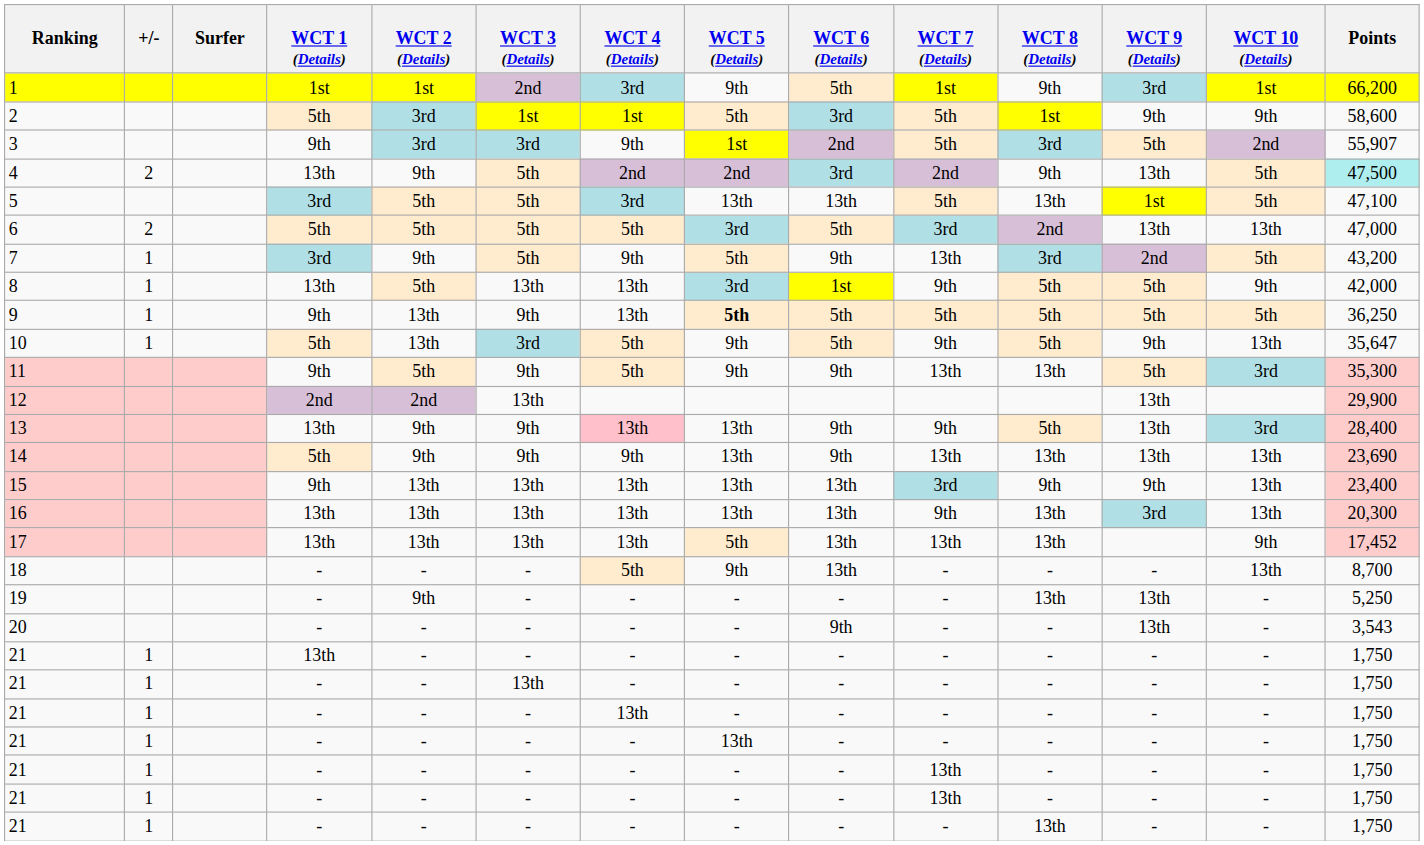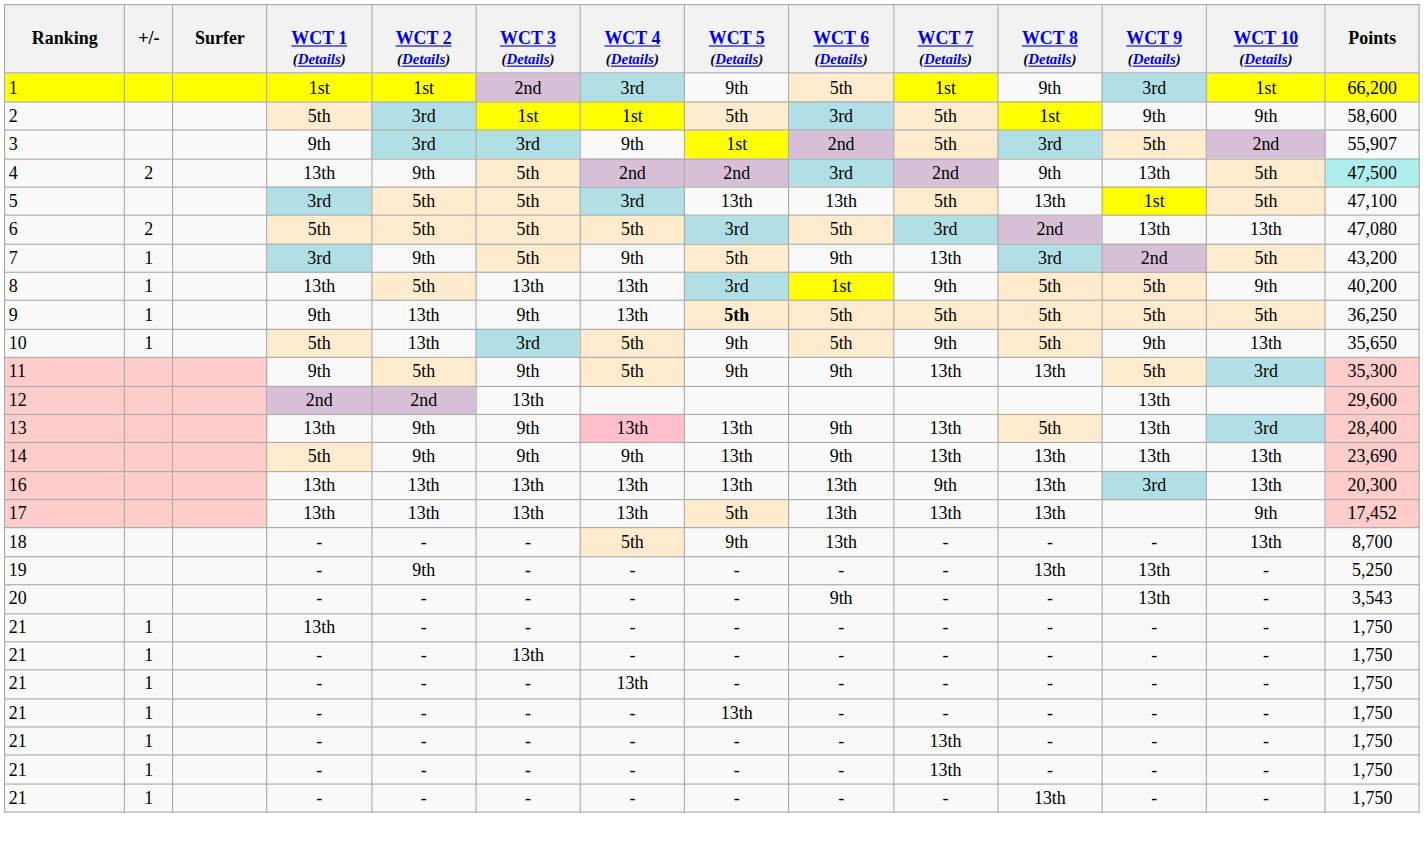(1372, 229) 47,000 -> (1372, 229) 47,080
(1372, 286) 42,000 -> (1372, 286) 40,200
(1372, 343) 35,647 -> (1372, 343) 35,650
(1372, 400) 29,900 -> (1372, 400) 29,600
(945, 428) 9th -> (945, 428) 13th
- row: (18, 485)
